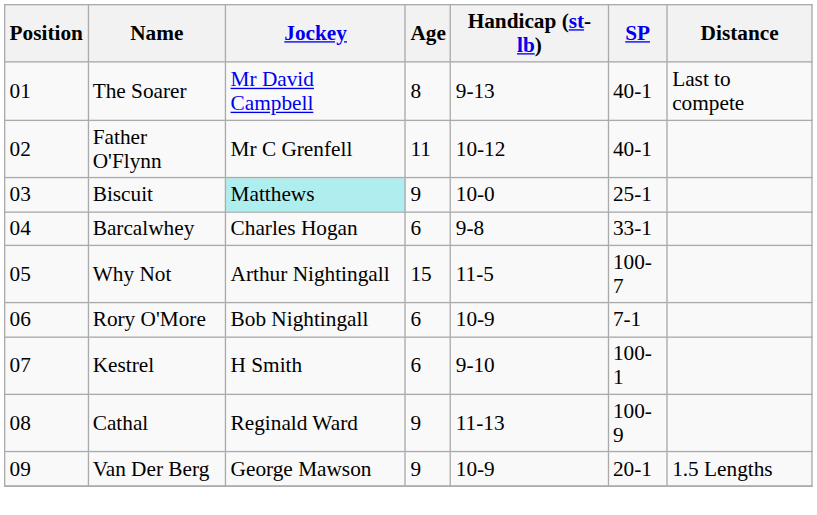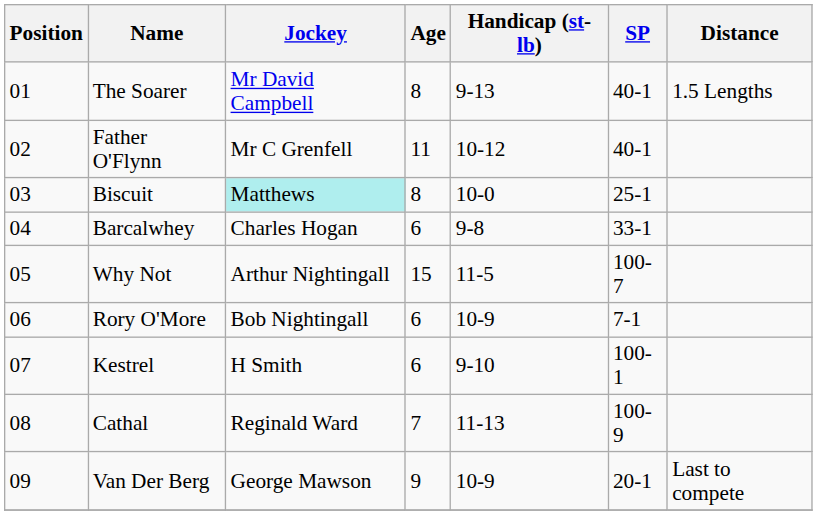(708, 91) Last to compete -> (722, 91) 1.5 Lengths
(416, 194) 9 -> (416, 194) 8
(416, 423) 9 -> (416, 423) 7
(722, 468) 1.5 Lengths -> (708, 480) Last to compete
